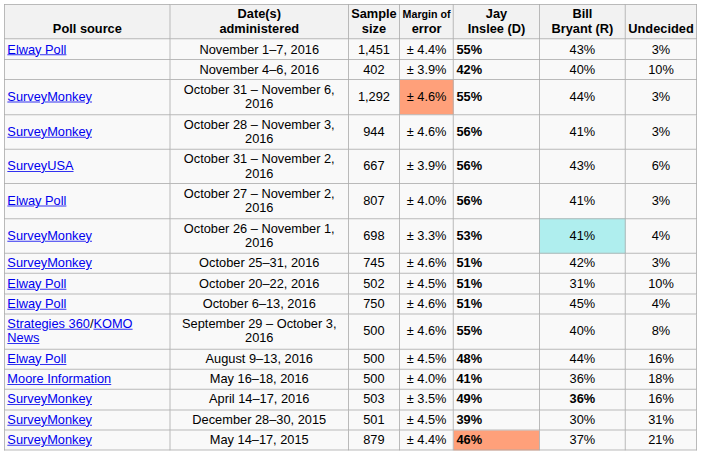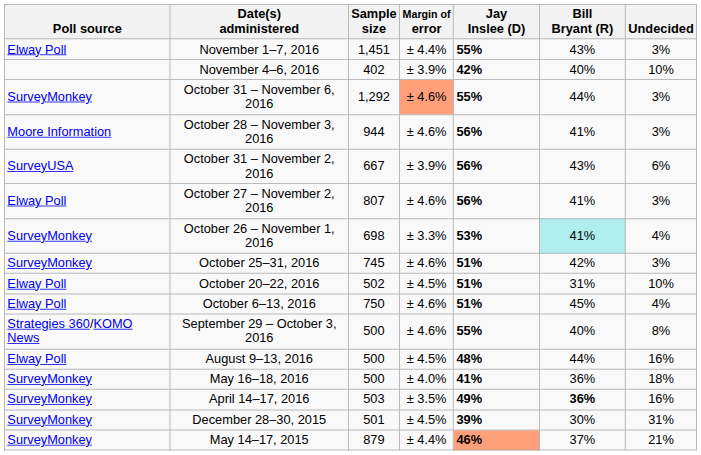(50, 131) SurveyMonkey -> (59, 131) Moore Information
(427, 201) ± 4.0% -> (427, 201) ± 4.6%
(59, 379) Moore Information -> (50, 379) SurveyMonkey
